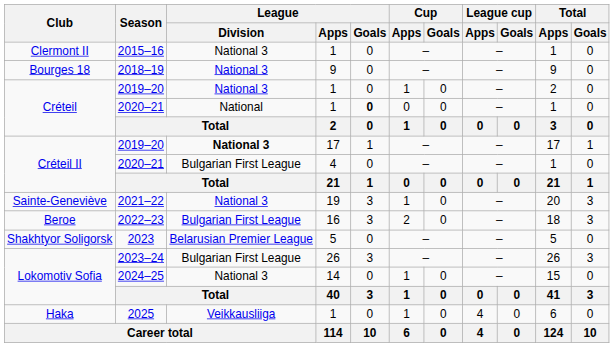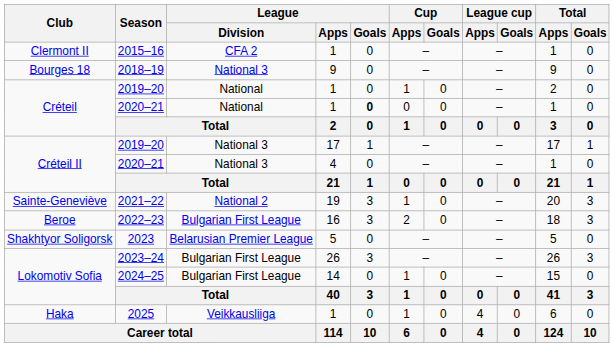(241, 51) National 3 -> (241, 51) CFA 2
(241, 88) National 3 -> (241, 88) National
(241, 145) bold -> (241, 145) normal
(241, 164) Bulgarian First League -> (241, 164) National 3
(241, 201) National 3 -> (241, 201) National 2
(241, 276) National 3 -> (241, 276) Bulgarian First League
